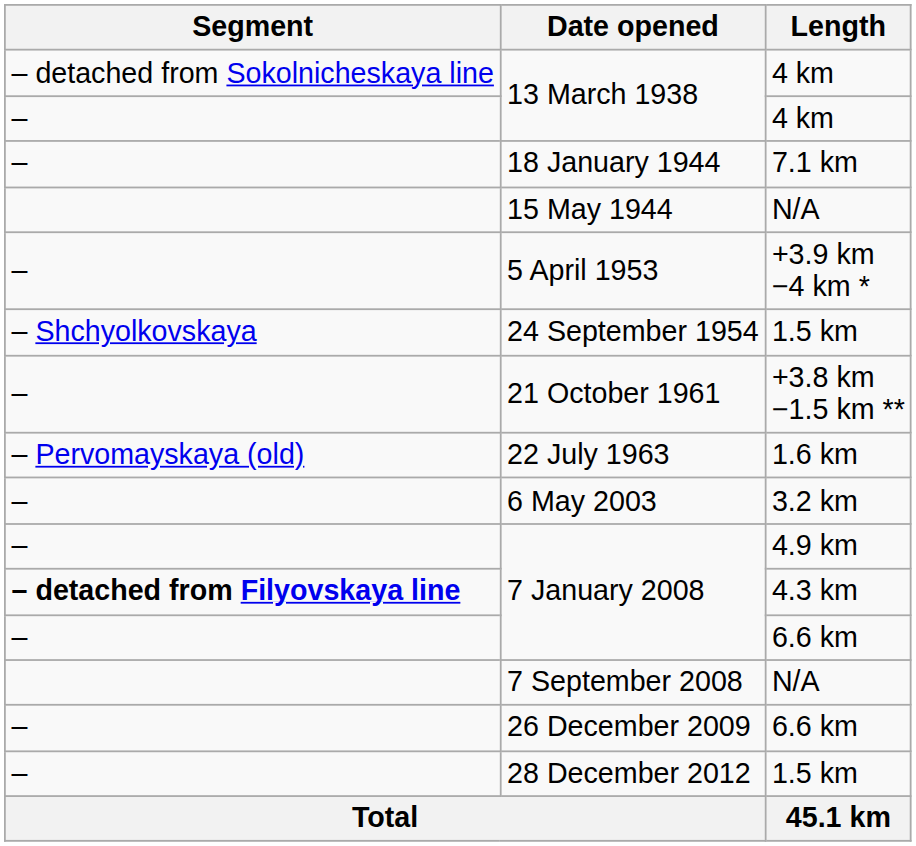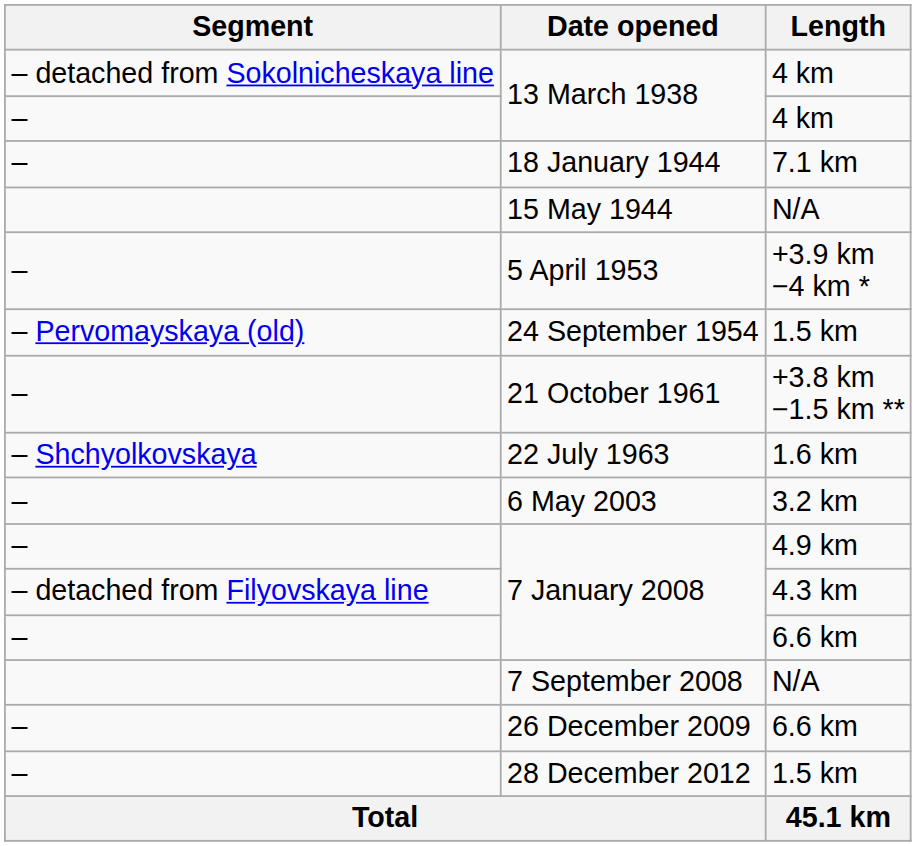(134, 331) – Shchyolkovskaya -> (158, 331) – Pervomayskaya (old)
(158, 455) – Pervomayskaya (old) -> (134, 455) – Shchyolkovskaya
(236, 591) bold -> (220, 591) normal
